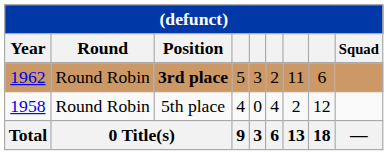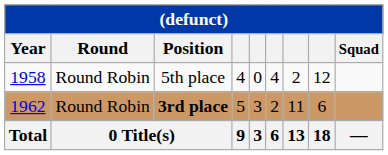rows swapped: (193, 106) <-> (193, 77)
